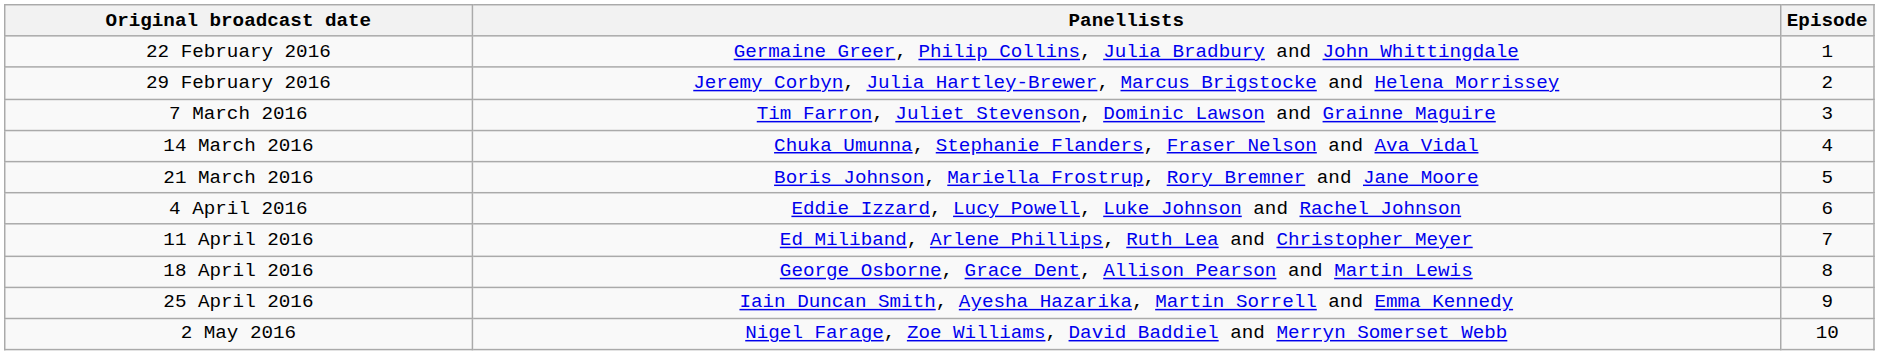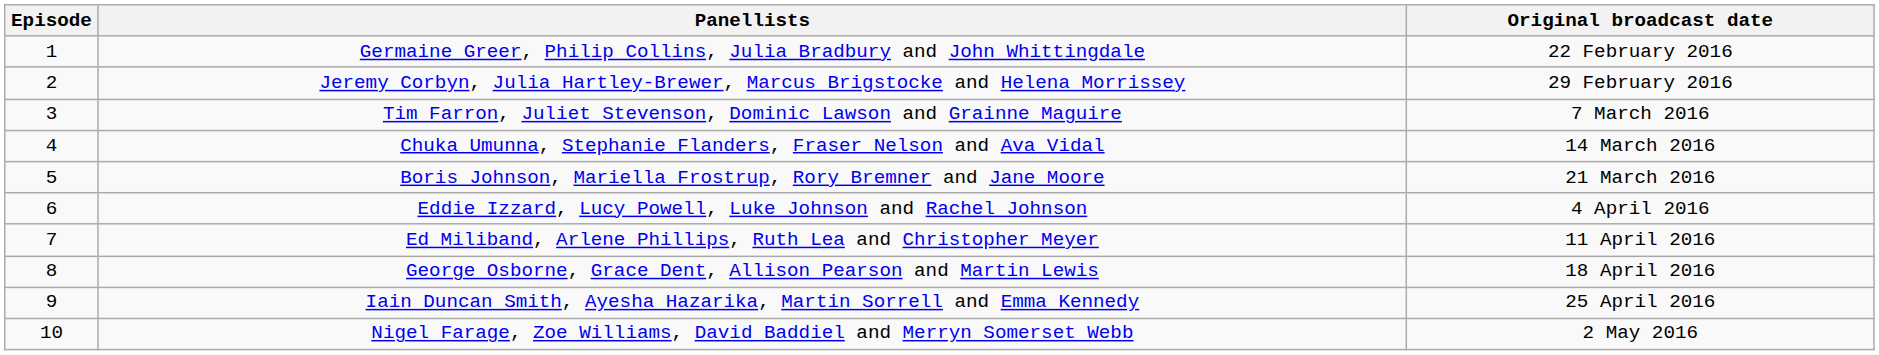columns swapped: (1827, 20) <-> (238, 20)
